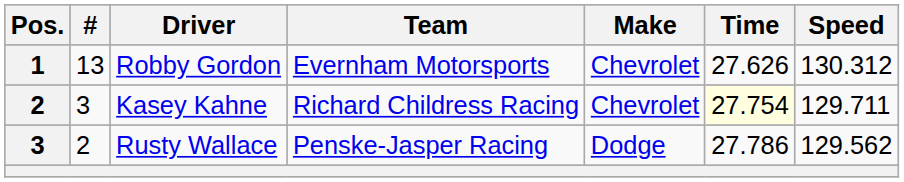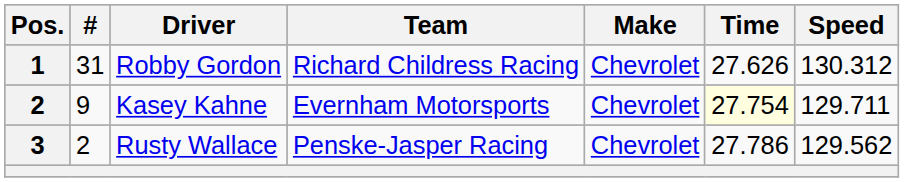(90, 65) 13 -> (90, 65) 31
(421, 65) Evernham Motorsports -> (436, 65) Richard Childress Racing
(83, 105) 3 -> (83, 105) 9
(436, 105) Richard Childress Racing -> (421, 105) Evernham Motorsports
(628, 146) Dodge -> (645, 146) Chevrolet
